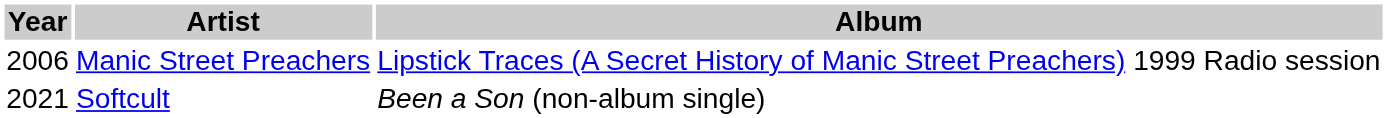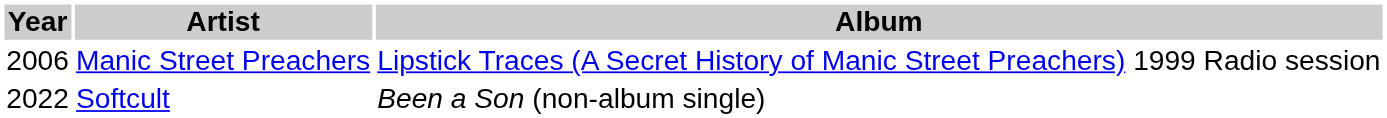(38, 99) 2021 -> (38, 99) 2022
